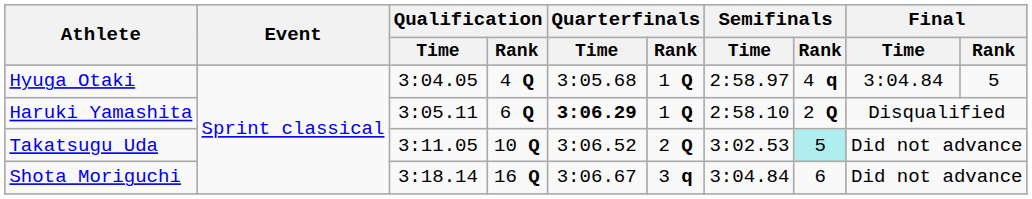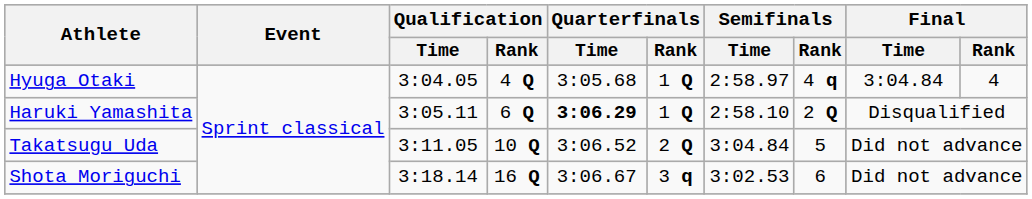(994, 81) 5 -> (994, 81) 4
(749, 145) 3:02.53 -> (749, 145) 3:04.84
(820, 145) paleturquoise background -> (820, 145) no background
(749, 177) 3:04.84 -> (749, 177) 3:02.53
